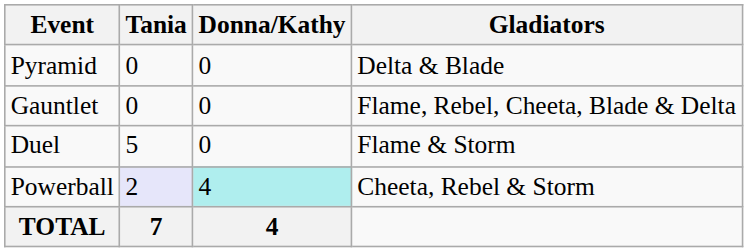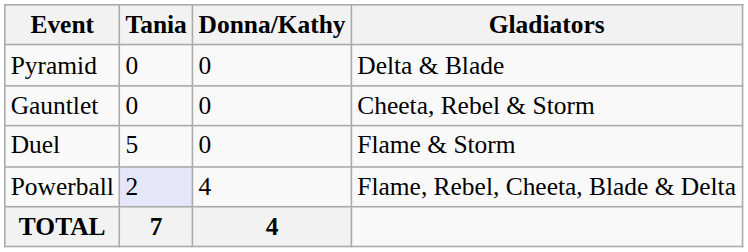(547, 105) Flame, Rebel, Cheeta, Blade & Delta -> (476, 105) Cheeta, Rebel & Storm
(205, 186) paleturquoise background -> (205, 186) no background
(476, 186) Cheeta, Rebel & Storm -> (547, 186) Flame, Rebel, Cheeta, Blade & Delta
